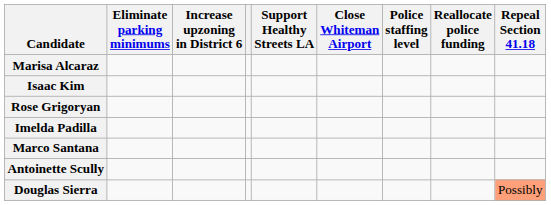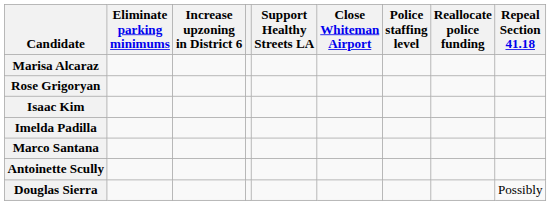rows swapped: (56, 106) <-> (56, 86)
(520, 190) lightsalmon background -> (520, 190) no background
